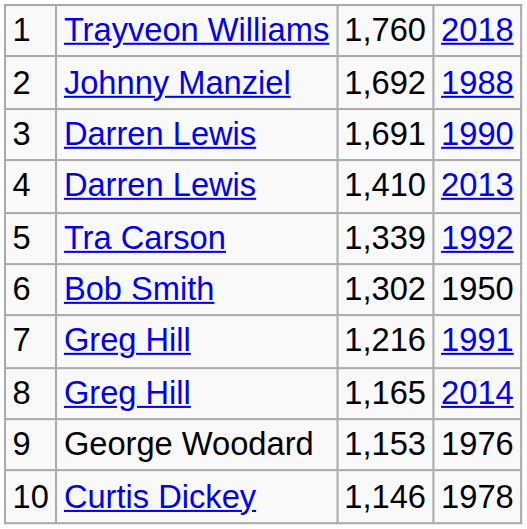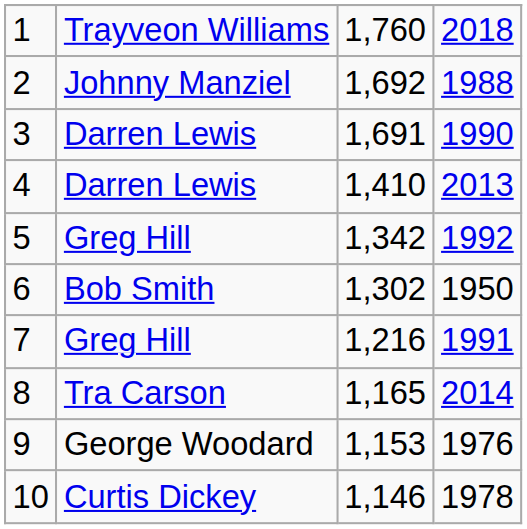(145, 237) Tra Carson -> (127, 237) Greg Hill
(385, 237) 1,339 -> (385, 237) 1,342
(127, 392) Greg Hill -> (145, 392) Tra Carson
